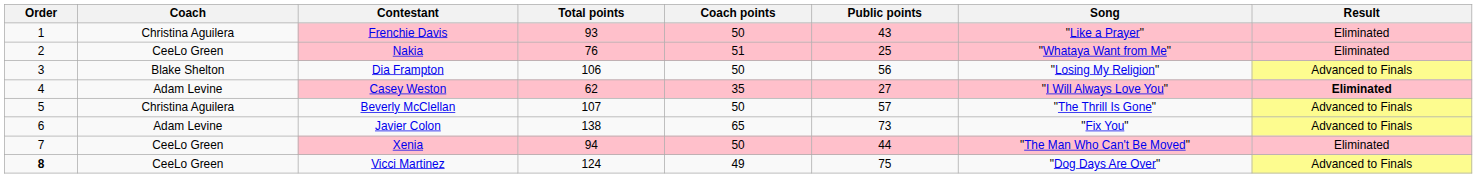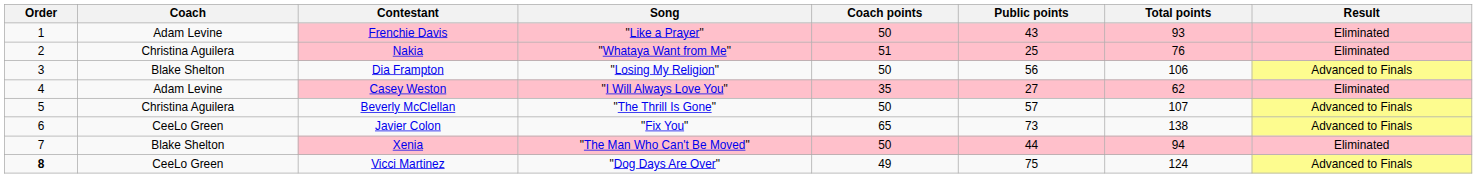columns swapped: (1105, 13) <-> (591, 13)
(188, 32) Christina Aguilera -> (188, 32) Adam Levine
(188, 51) CeeLo Green -> (188, 51) Christina Aguilera
(1362, 88) bold -> (1362, 88) normal
(188, 126) Adam Levine -> (188, 126) CeeLo Green
(188, 145) CeeLo Green -> (188, 145) Blake Shelton
